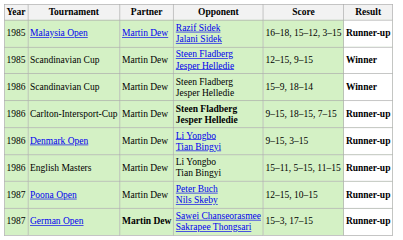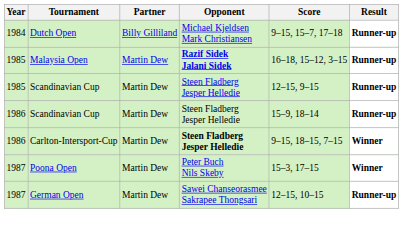+ row: (16, 34)
(199, 34) normal -> (207, 60) bold
(361, 60) Winner -> (374, 87) Runner-up
(361, 87) Winner -> (374, 114) Runner-up
(368, 114) Runner-up -> (367, 141) Winner
- row: (16, 141)
- row: (16, 168)
(292, 195) 12–15, 10–15 -> (295, 168) 15–3, 17–15
(368, 195) Runner-up -> (367, 168) Winner
(147, 222) bold -> (145, 195) normal
(289, 222) 15–3, 17–15 -> (297, 195) 12–15, 10–15
